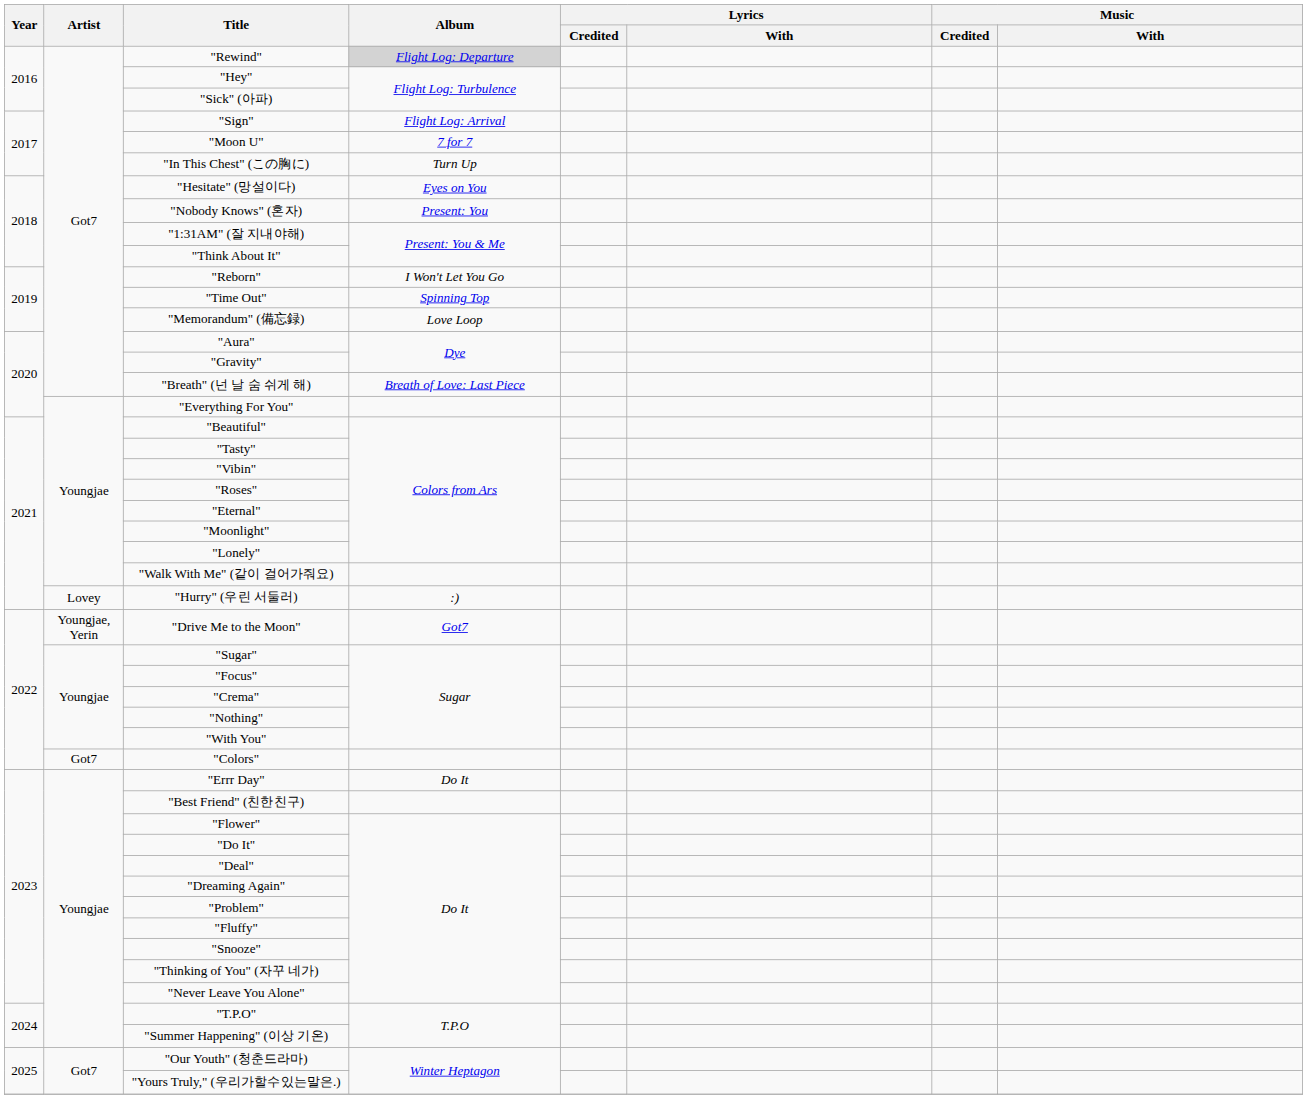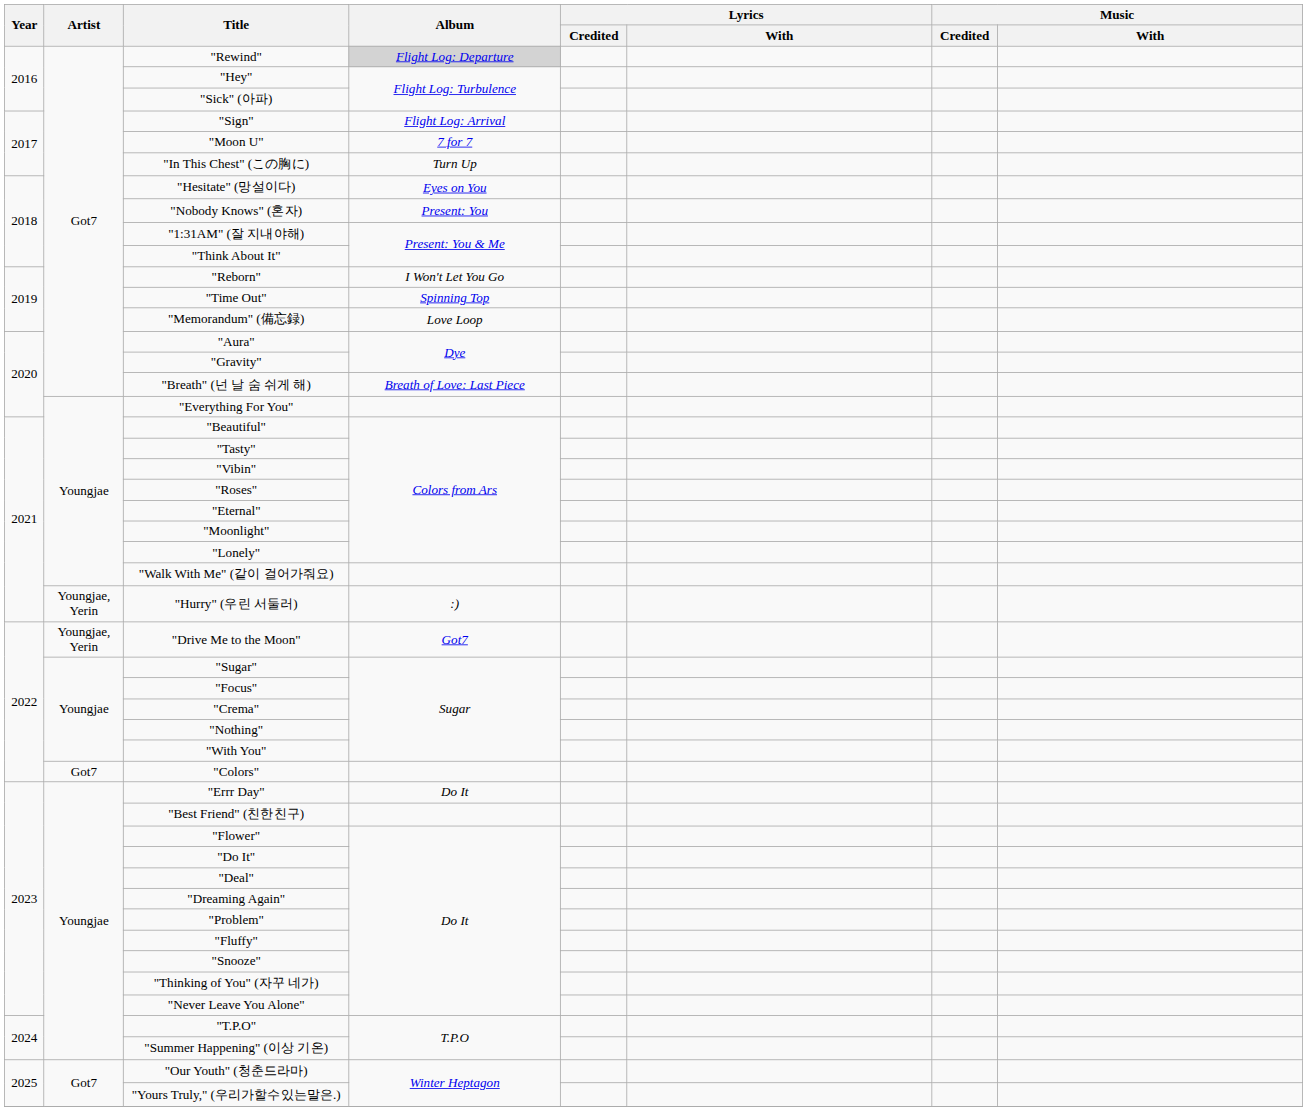(84, 597) Lovey -> (84, 603) Youngjae, Yerin
